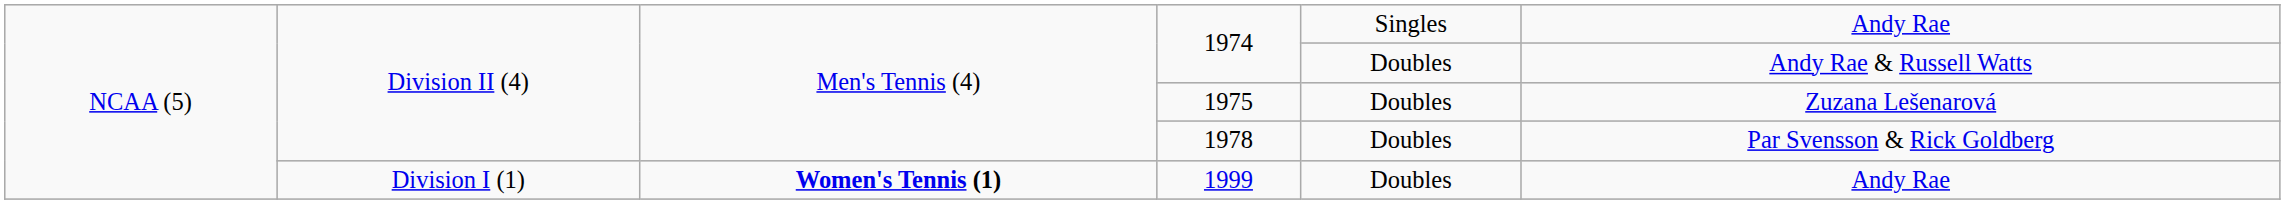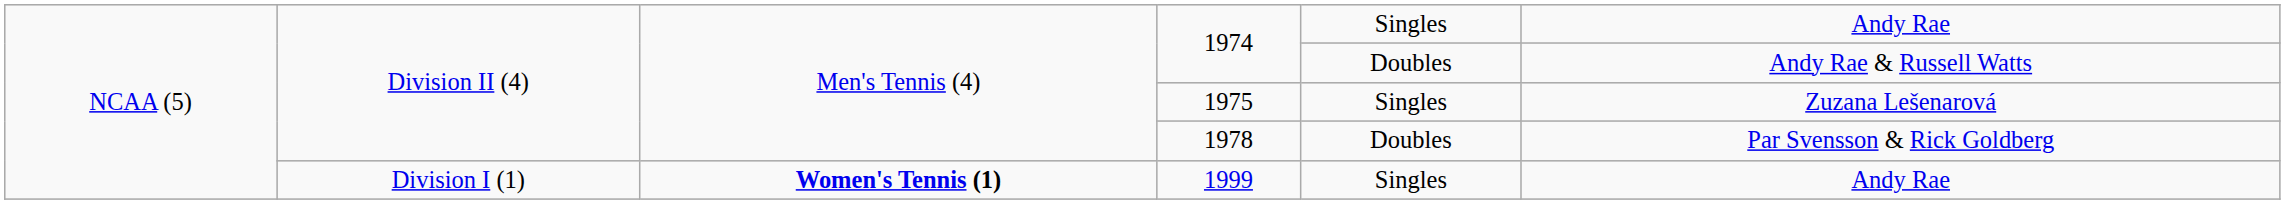(1411, 101) Doubles -> (1411, 101) Singles
(1411, 179) Doubles -> (1411, 179) Singles
